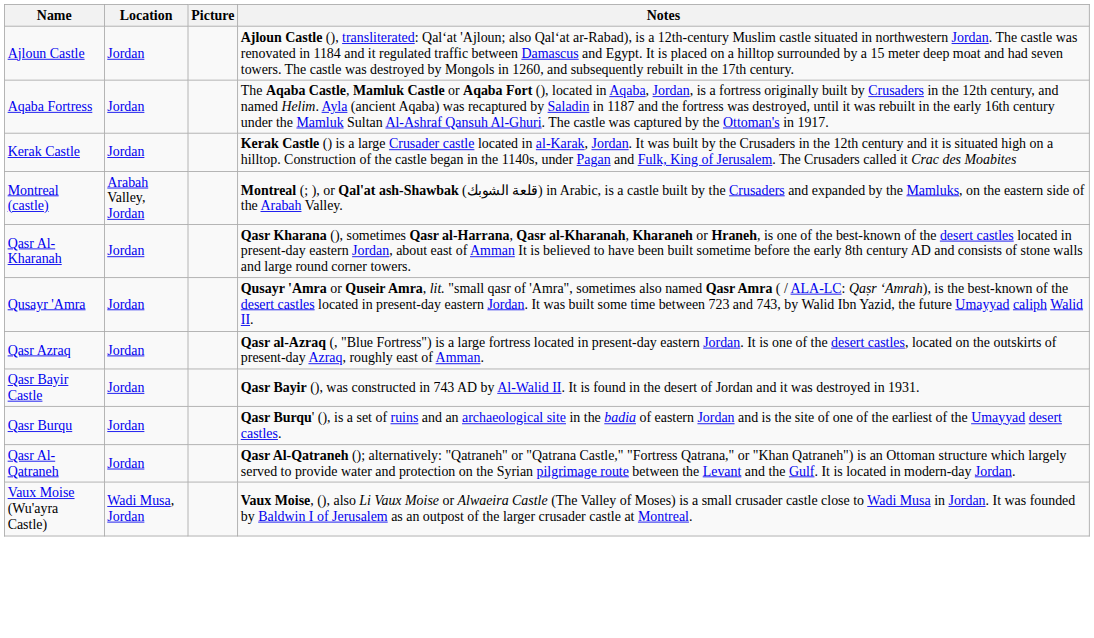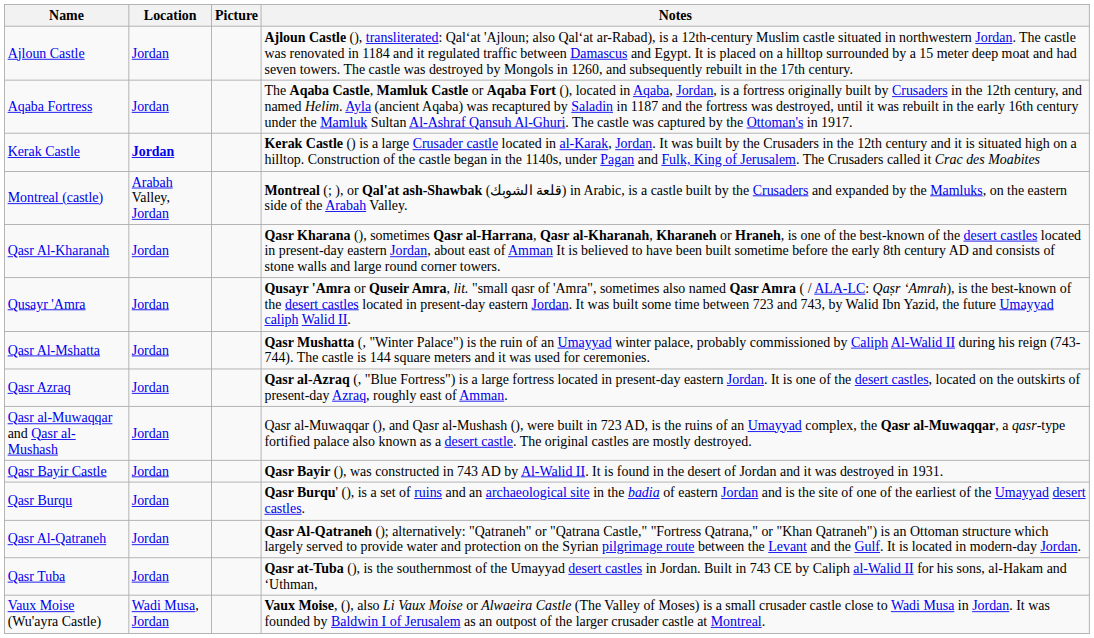(126, 152) normal -> (153, 152) bold
+ row: (54, 350)
+ row: (60, 433)
+ row: (36, 576)
